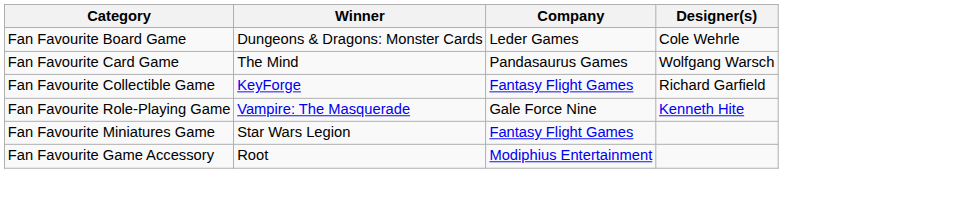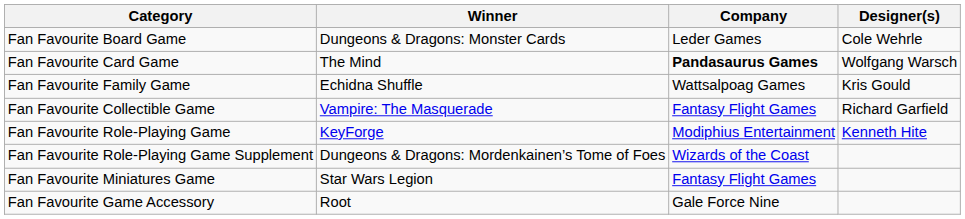(559, 62) normal -> (745, 62) bold
+ row: (99, 86)
(269, 86) KeyForge -> (406, 109) Vampire: The Masquerade
(324, 109) Vampire: The Masquerade -> (352, 132) KeyForge
(543, 109) Gale Force Nine -> (754, 132) Modiphius Entertainment
+ row: (160, 156)
(571, 156) Modiphius Entertainment -> (726, 202) Gale Force Nine
